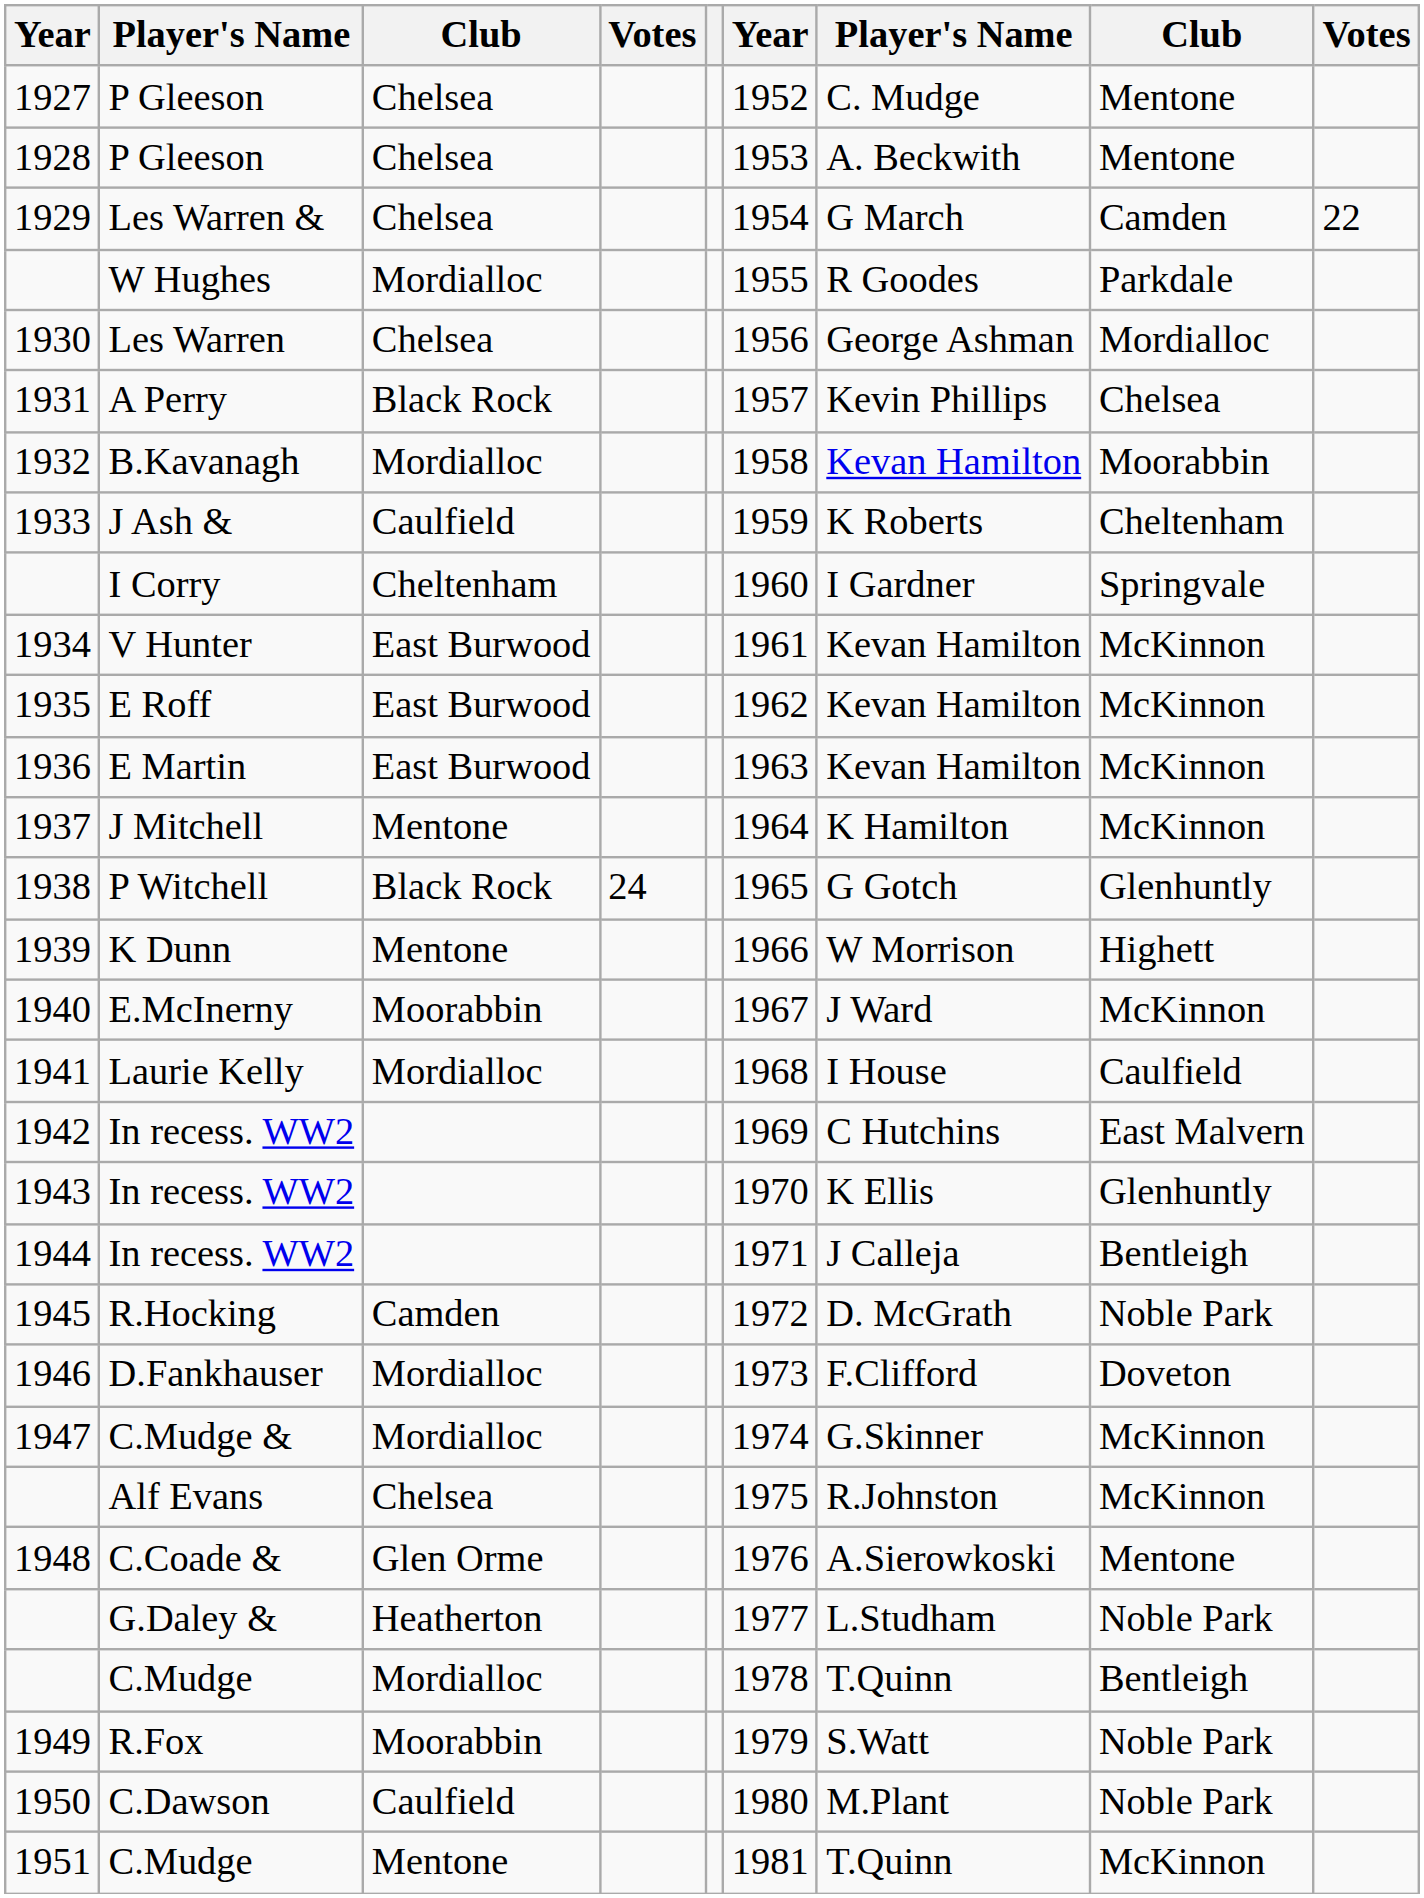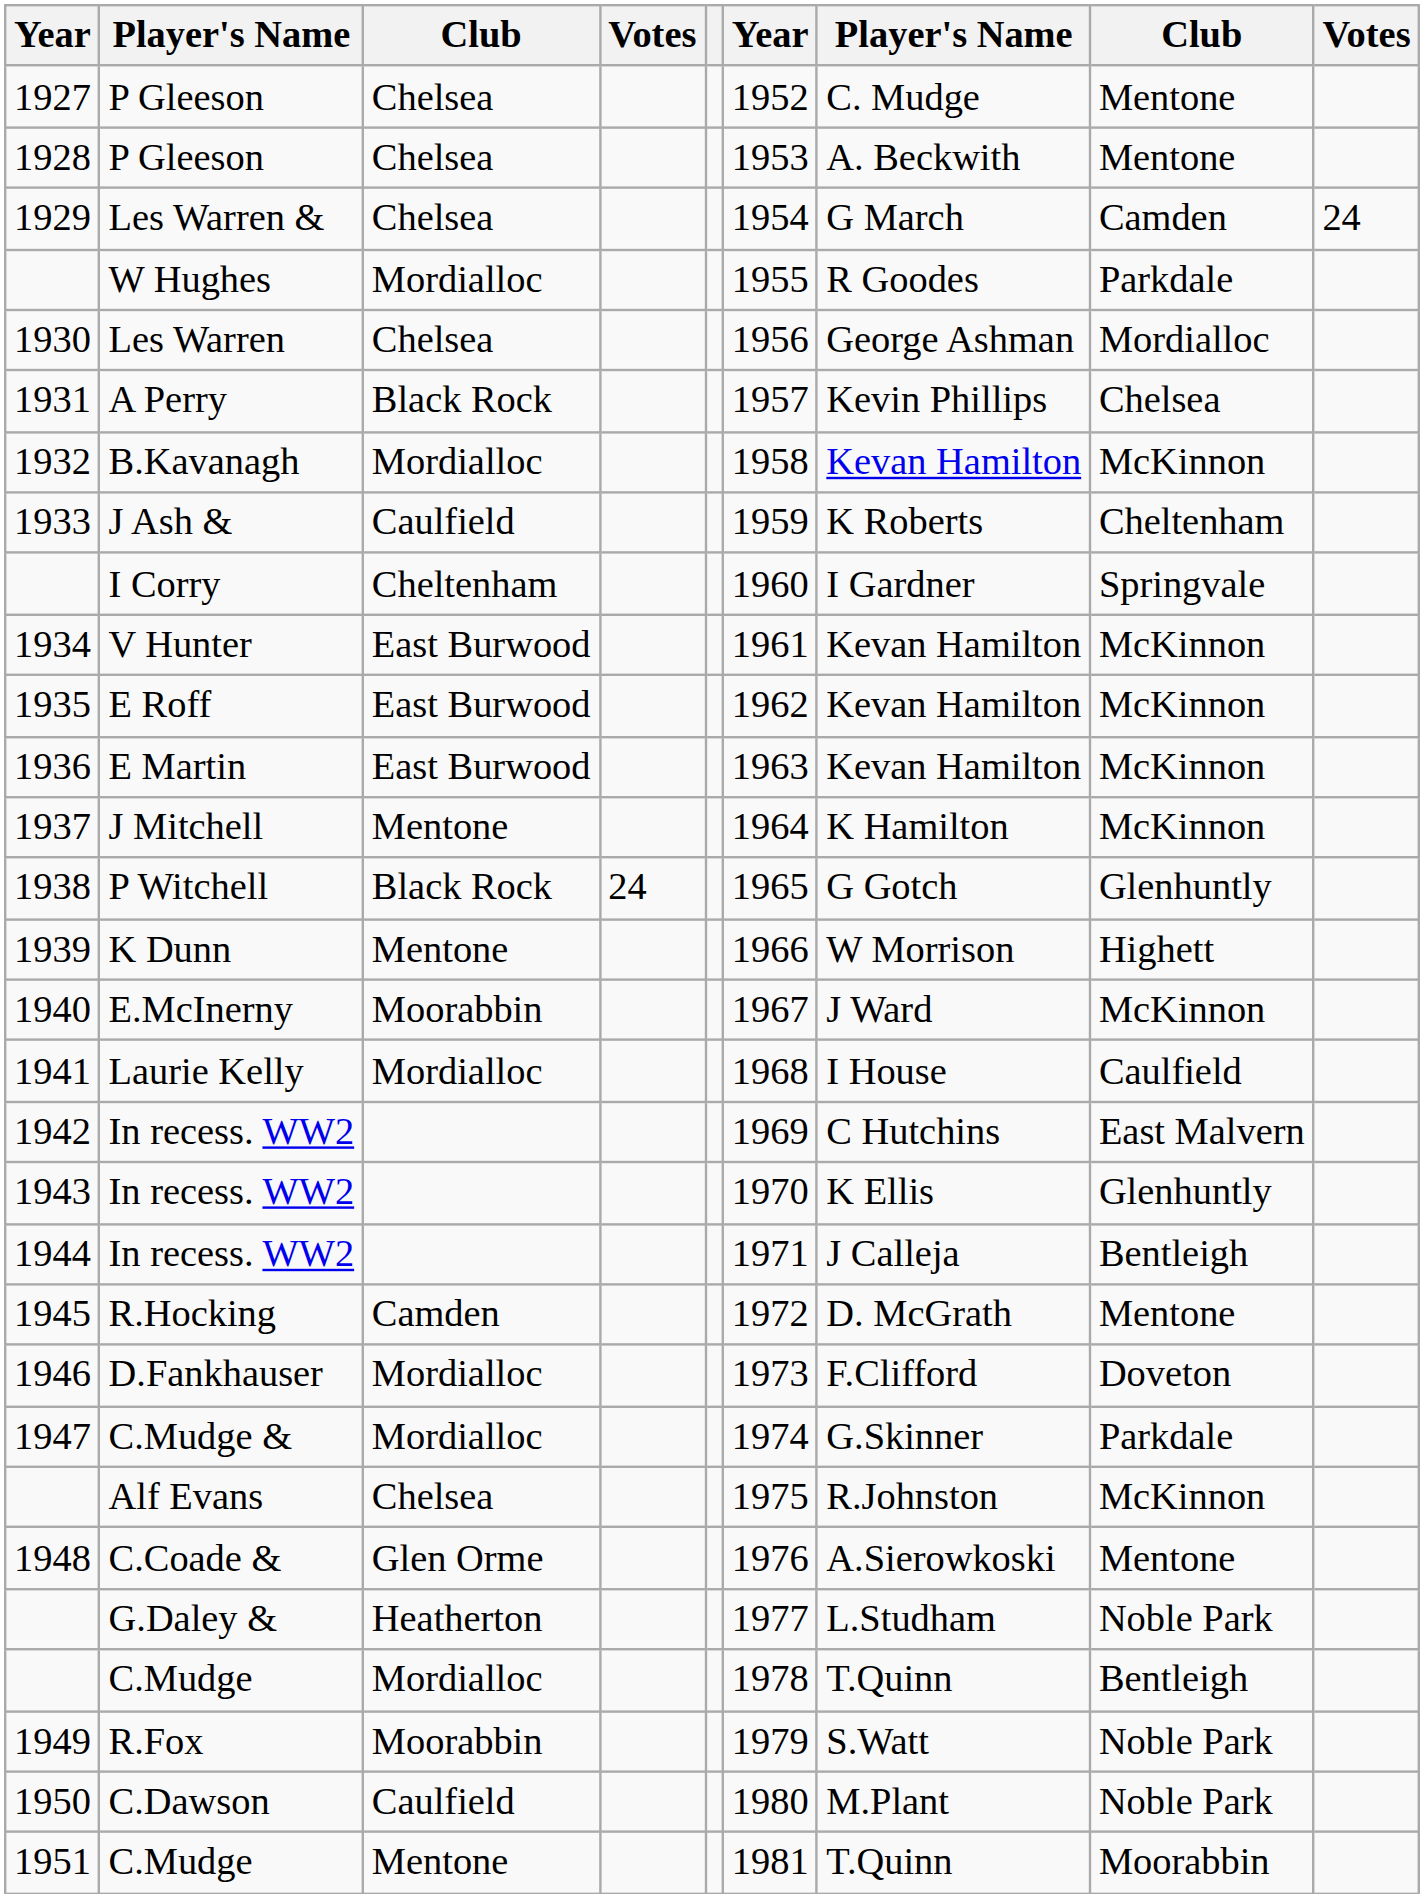(1342, 217) 22 -> (1342, 217) 24
(1184, 461) Moorabbin -> (1182, 461) McKinnon
(1186, 1313) Noble Park -> (1167, 1313) Mentone
(1182, 1435) McKinnon -> (1166, 1435) Parkdale
(1182, 1861) McKinnon -> (1184, 1861) Moorabbin
